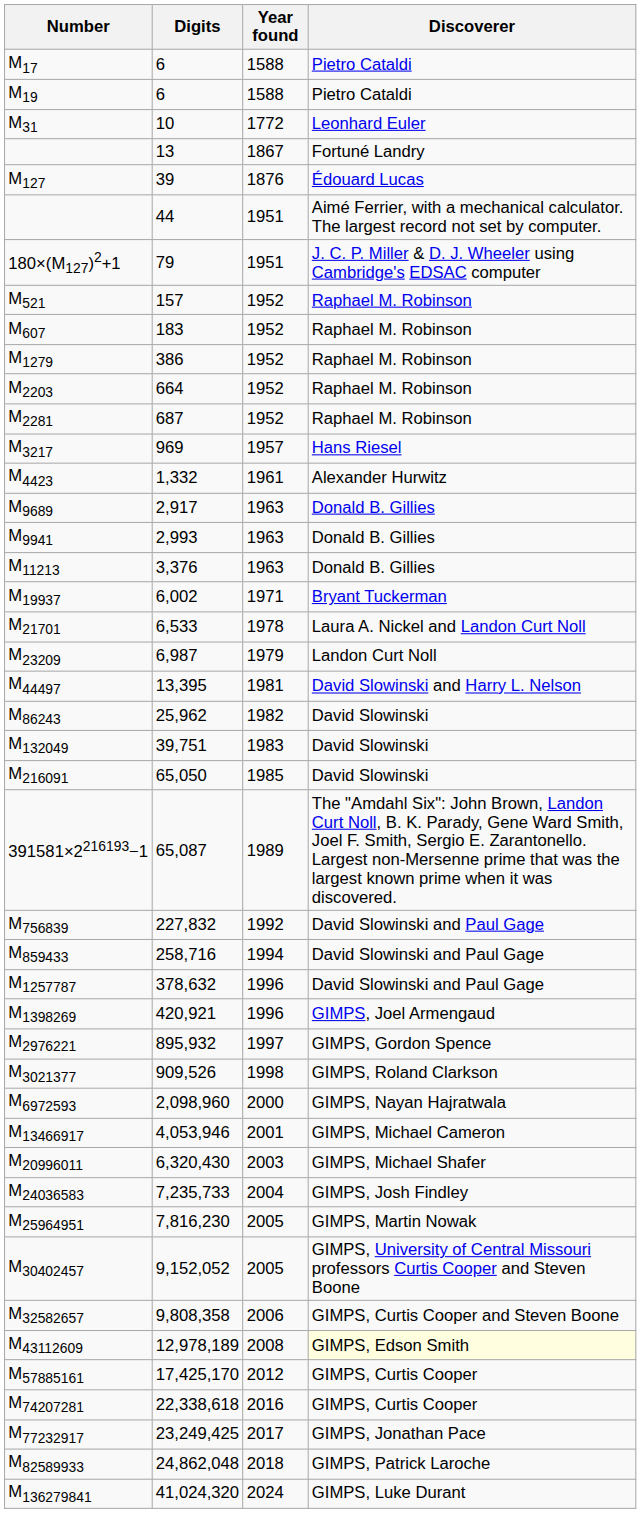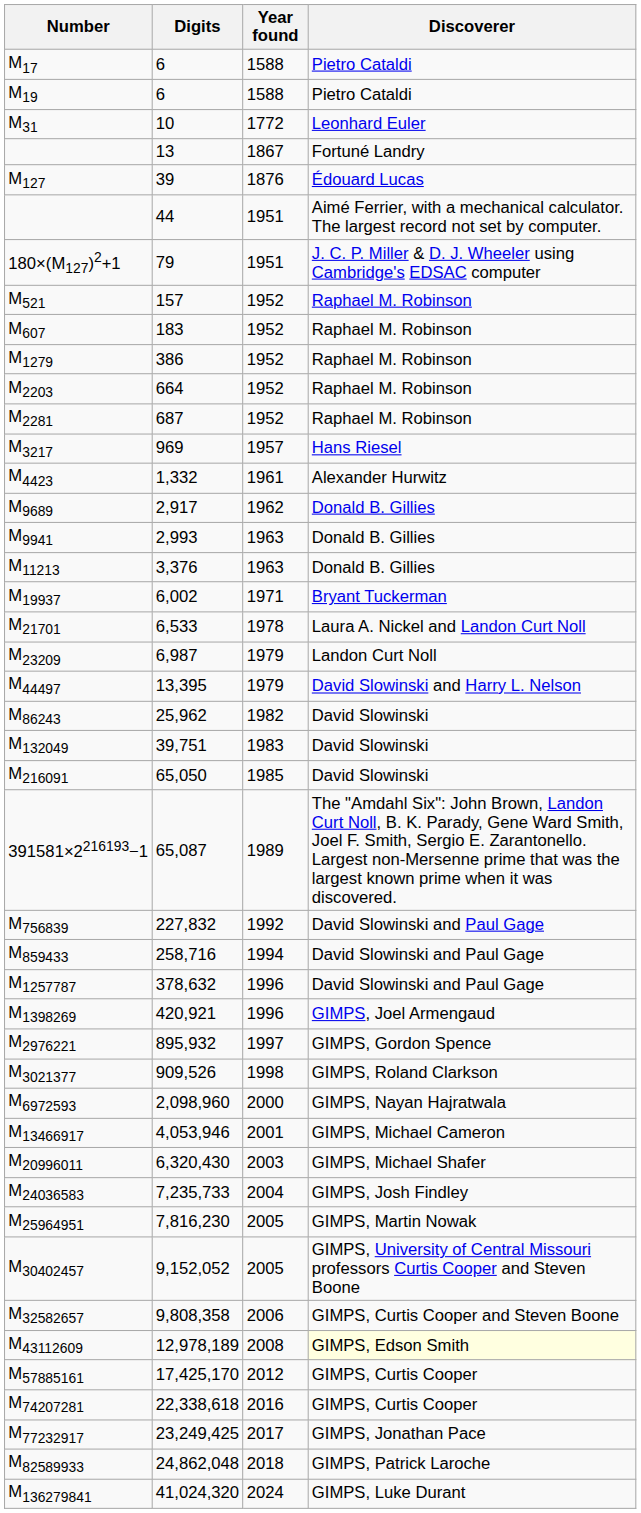(265, 507) 1963 -> (265, 507) 1962
(265, 686) 1981 -> (265, 686) 1979
